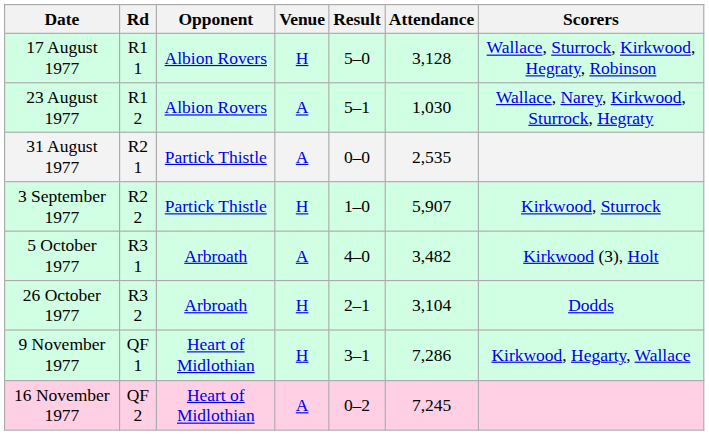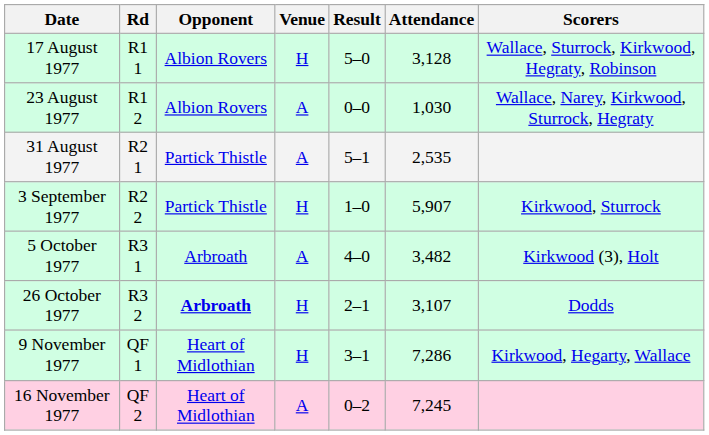(357, 107) 5–1 -> (357, 107) 0–0
(357, 157) 0–0 -> (357, 157) 5–1
(216, 305) normal -> (216, 305) bold
(432, 305) 3,104 -> (432, 305) 3,107
